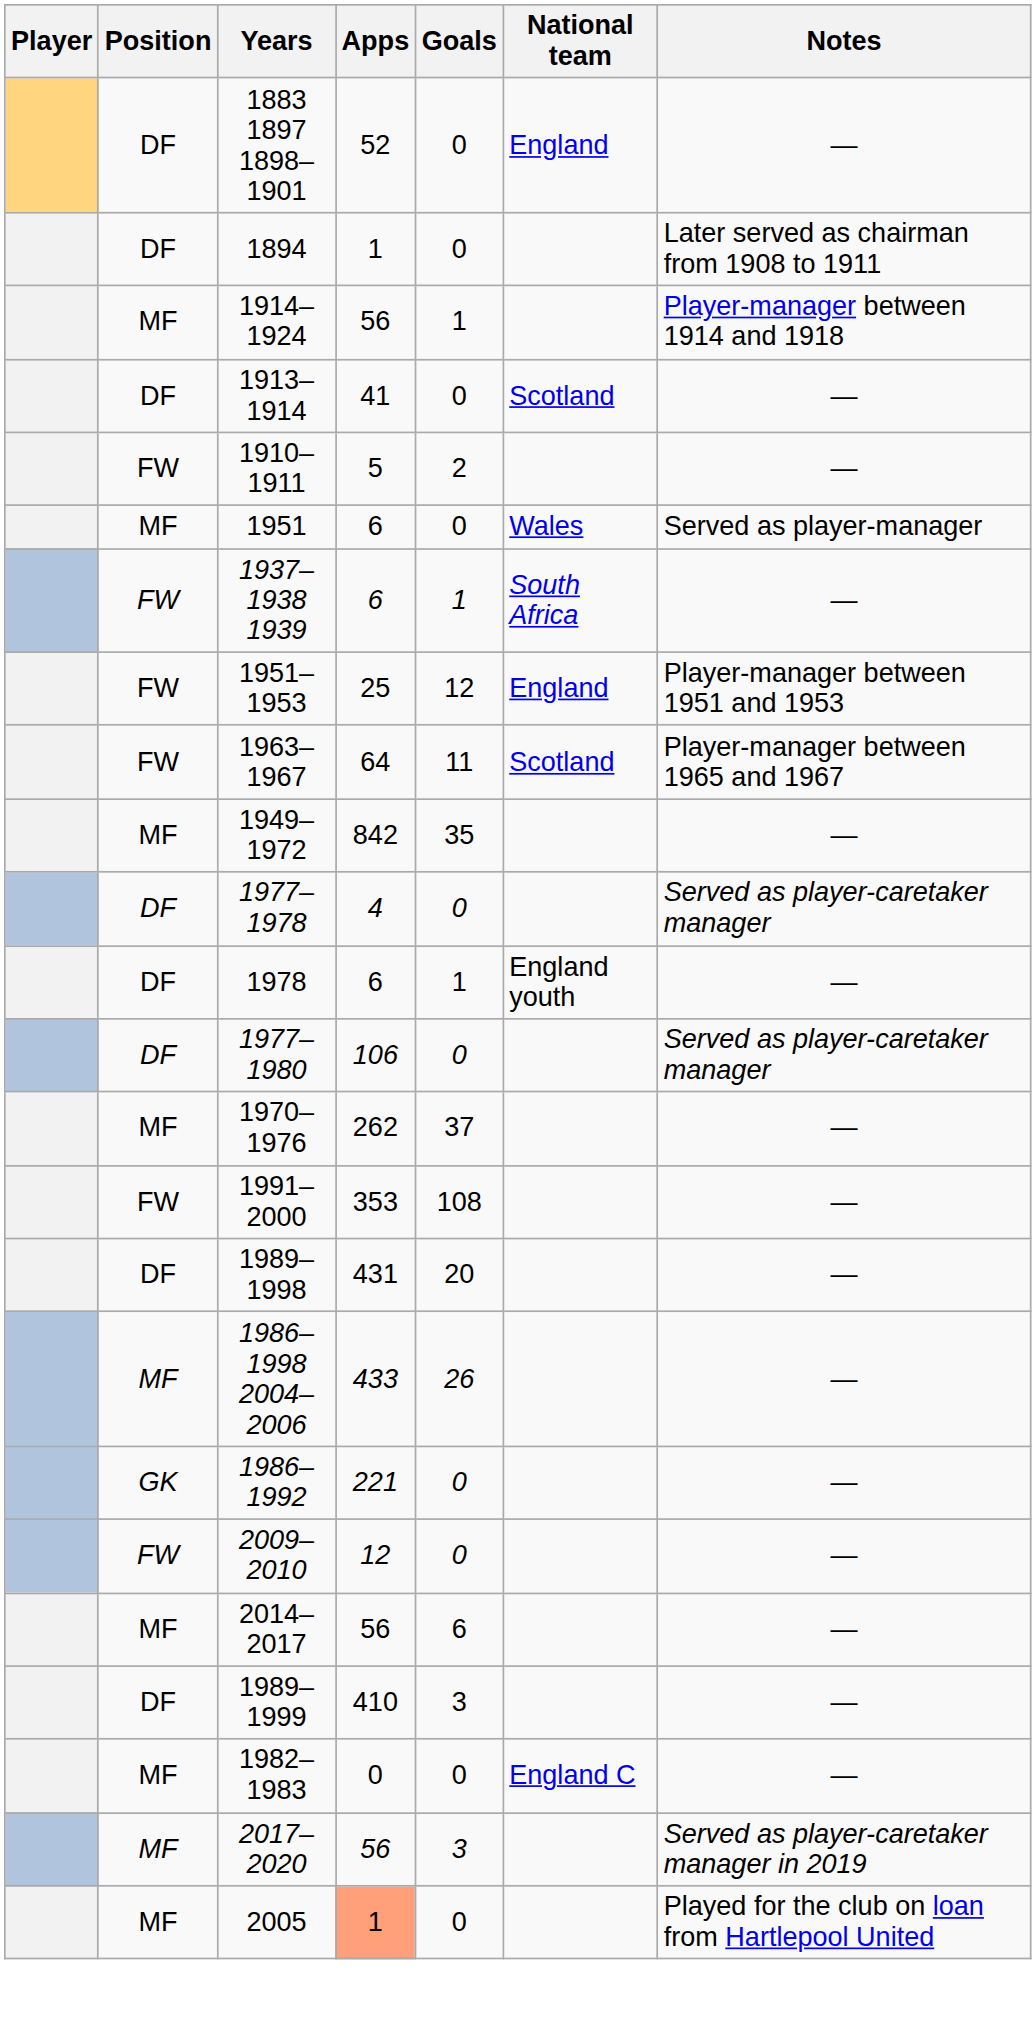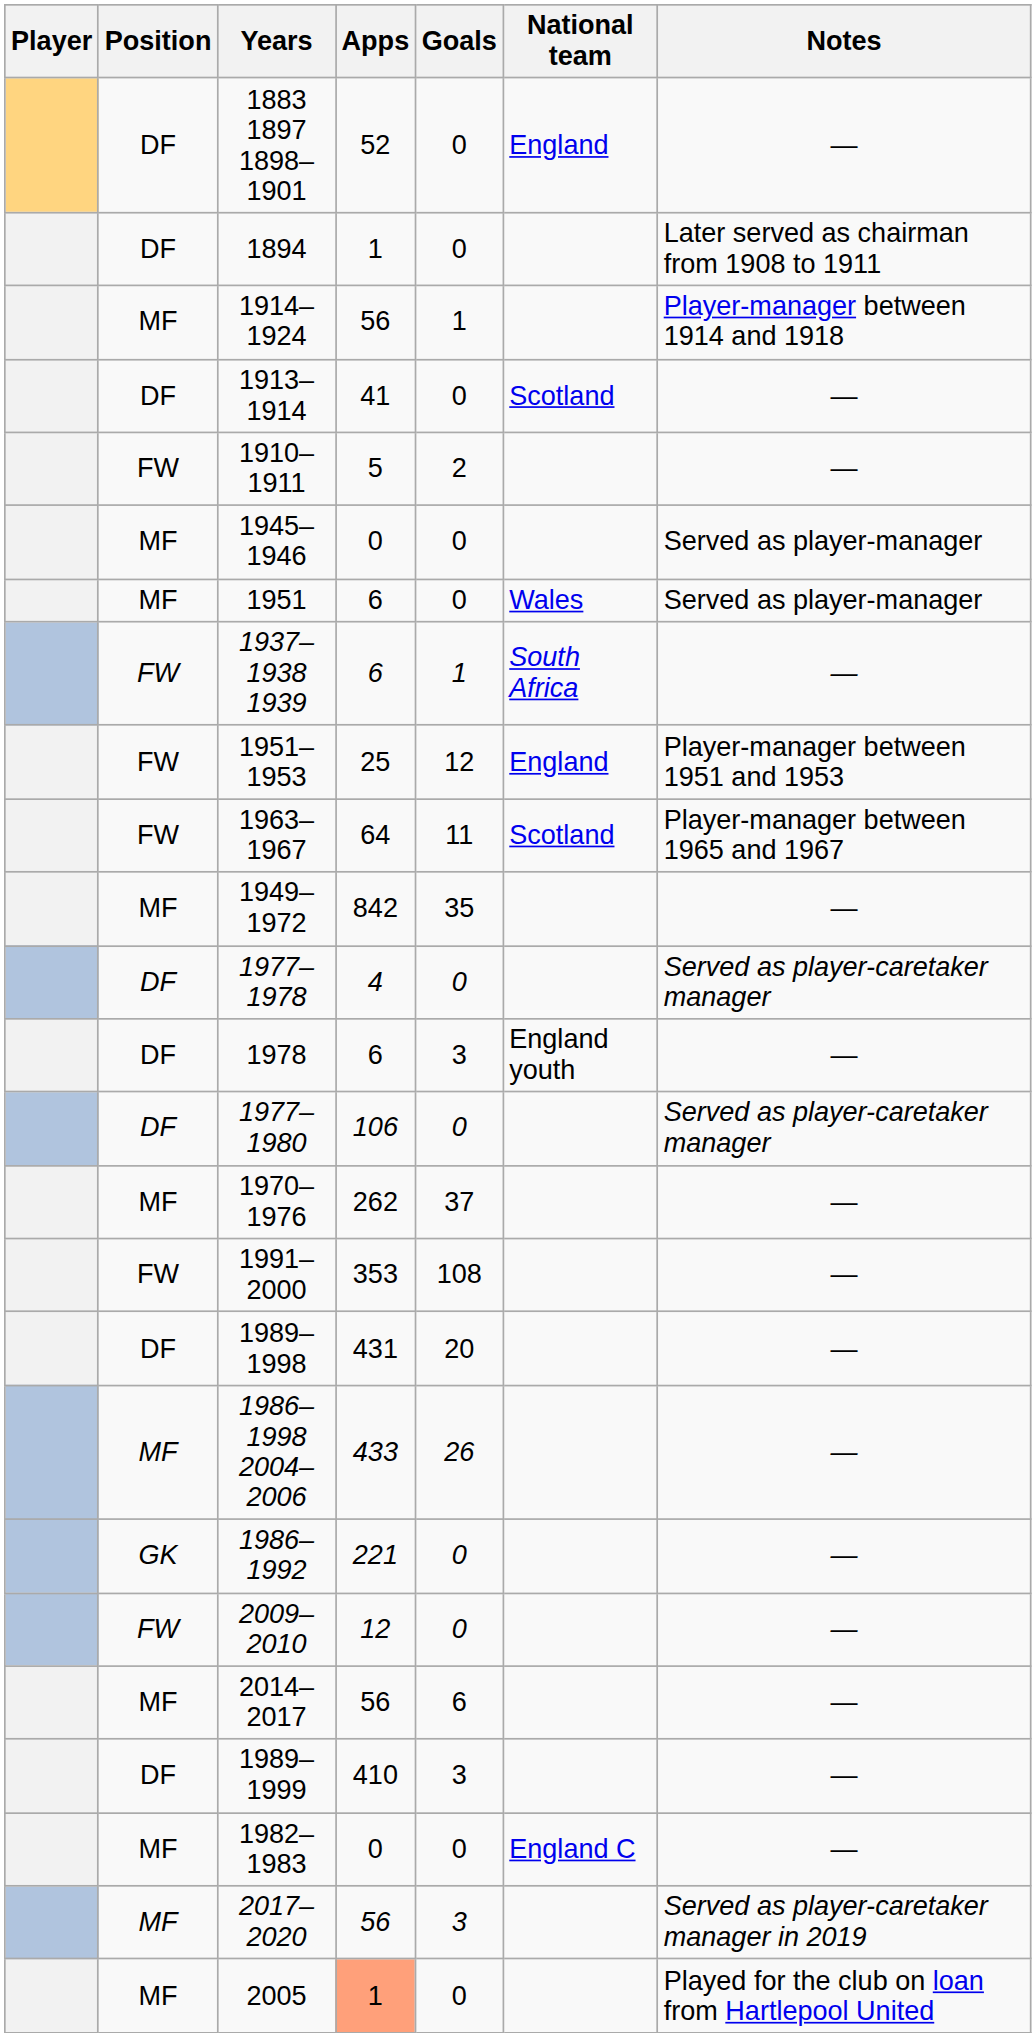+ row: (276, 541)
(459, 981) 1 -> (459, 1054) 3
